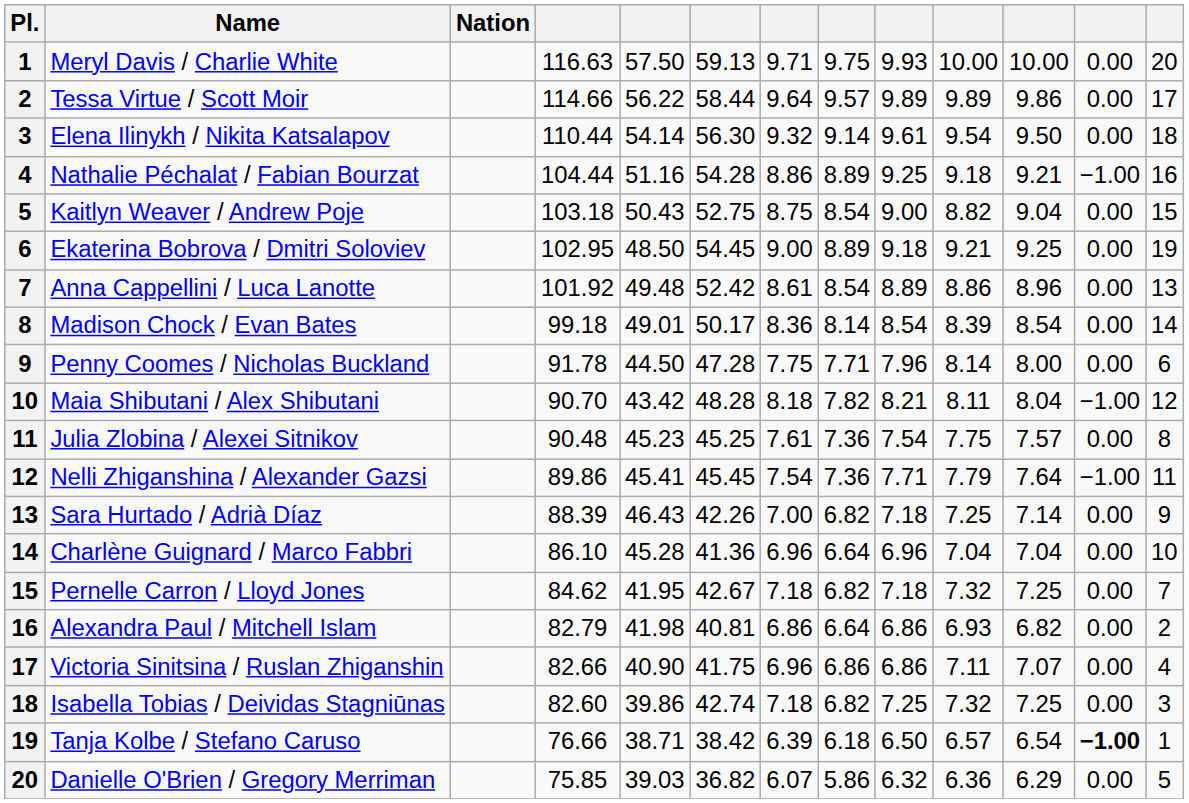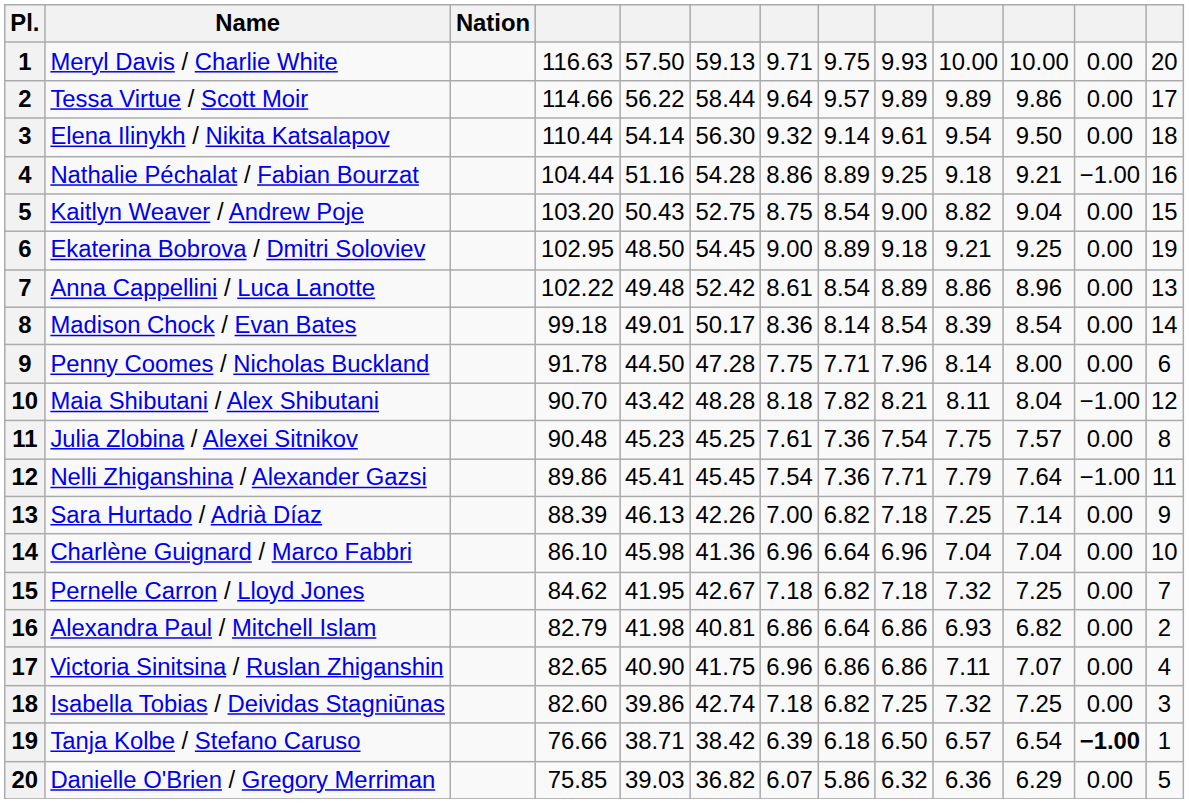(578, 212) 103.18 -> (578, 212) 103.20
(578, 288) 101.92 -> (578, 288) 102.22
(655, 514) 46.43 -> (655, 514) 46.13
(655, 552) 45.28 -> (655, 552) 45.98
(577, 666) 82.66 -> (577, 666) 82.65
